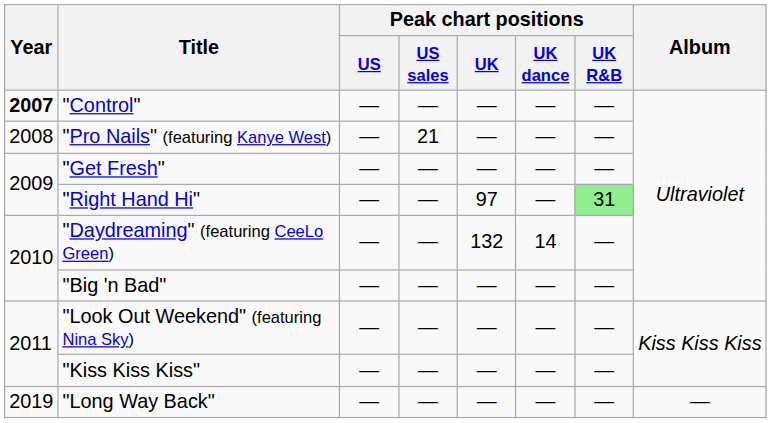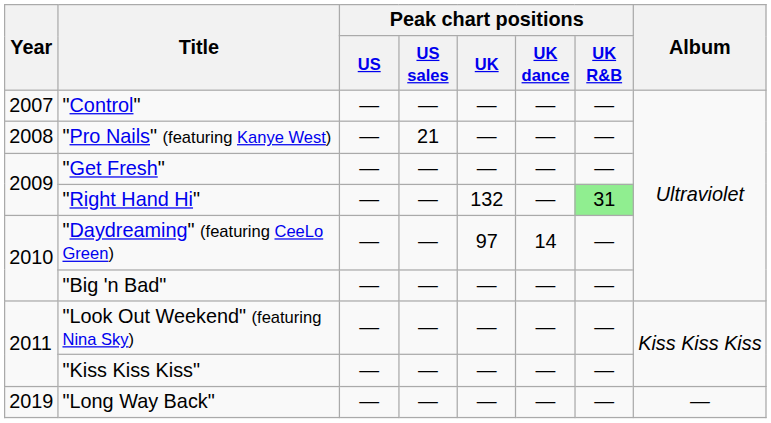(31, 105) bold -> (31, 105) normal
(487, 199) 97 -> (487, 199) 132
(487, 242) 132 -> (487, 242) 97
